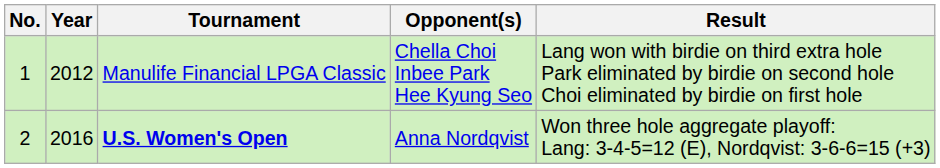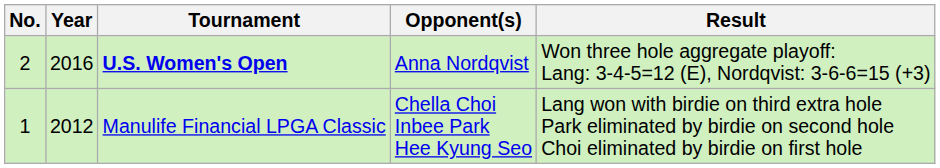rows swapped: (244, 73) <-> (195, 137)
